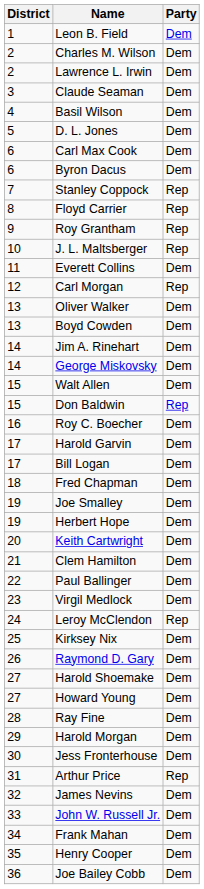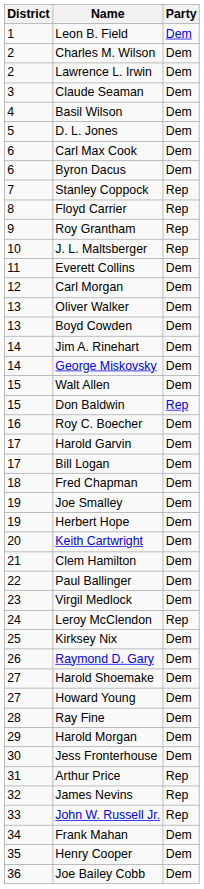(177, 287) Rep -> (179, 287) Dem
(179, 795) Dem -> (177, 795) Rep
(179, 815) Dem -> (177, 815) Rep
